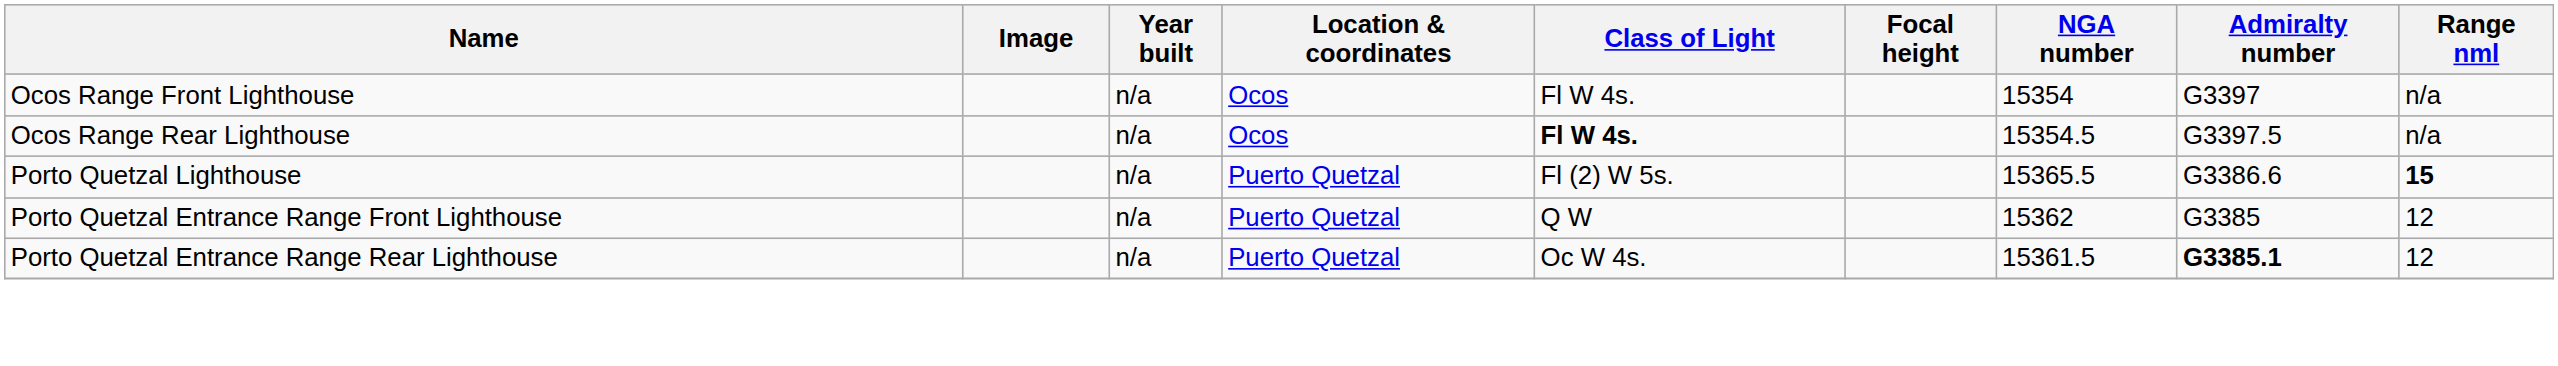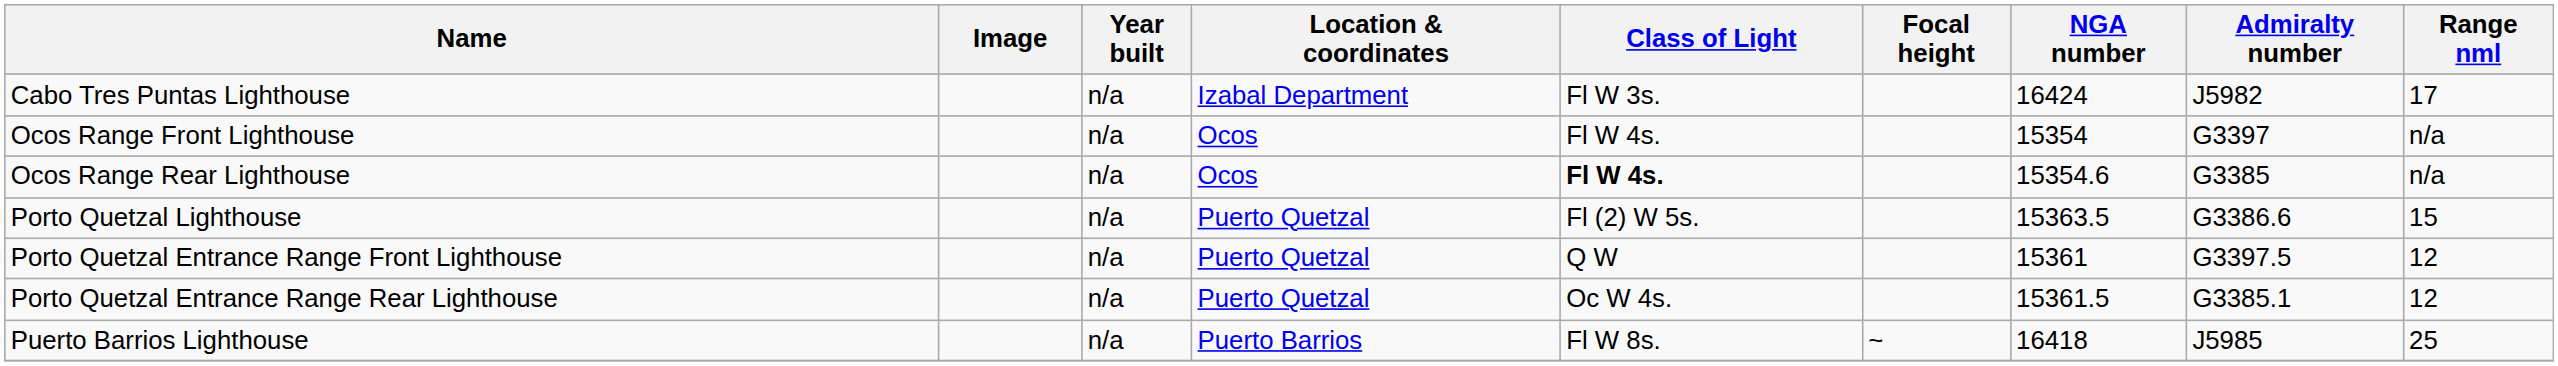+ row: (180, 94)
(2049, 135) 15354.5 -> (2063, 176) 15354.6
(2232, 135) G3397.5 -> (2231, 176) G3385
(2049, 176) 15365.5 -> (2063, 217) 15363.5
(2419, 176) bold -> (2423, 217) normal
(2038, 217) 15362 -> (2052, 258) 15361
(2222, 217) G3385 -> (2242, 258) G3397.5
(2232, 258) bold -> (2242, 299) normal
+ row: (160, 339)
